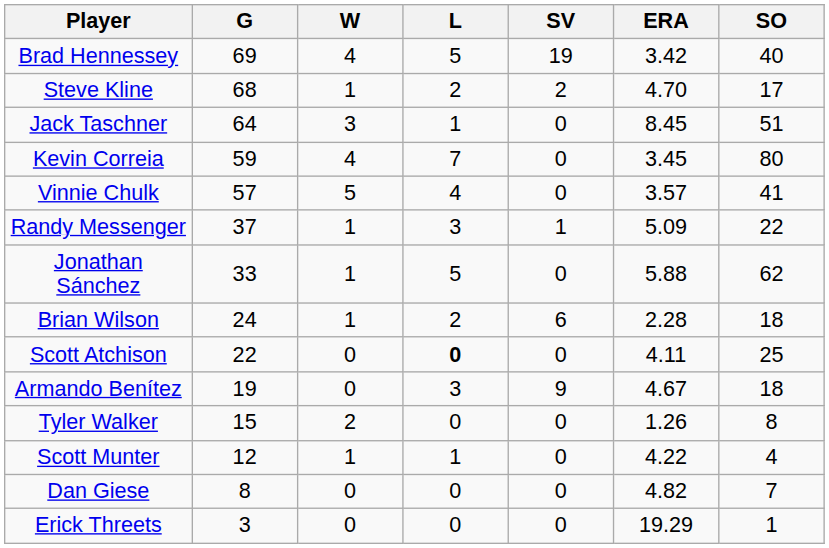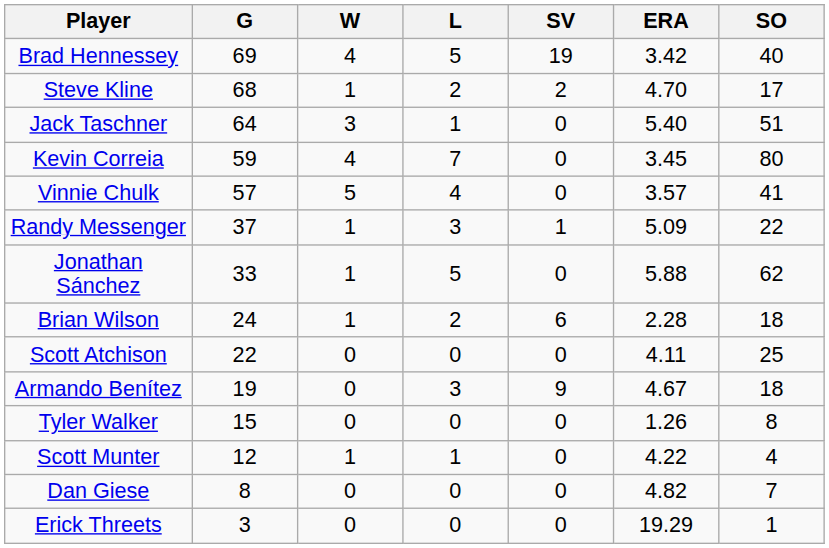(666, 124) 8.45 -> (666, 124) 5.40
(455, 354) bold -> (455, 354) normal
(350, 422) 2 -> (350, 422) 0
